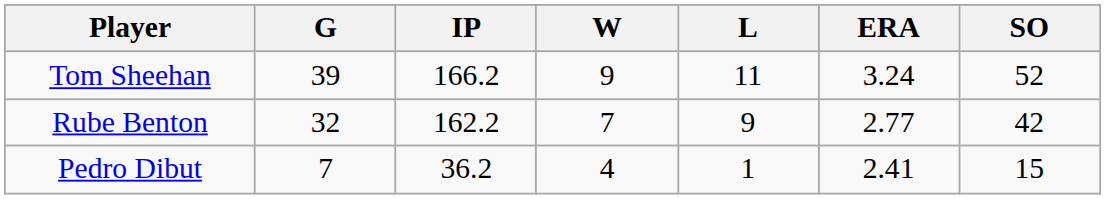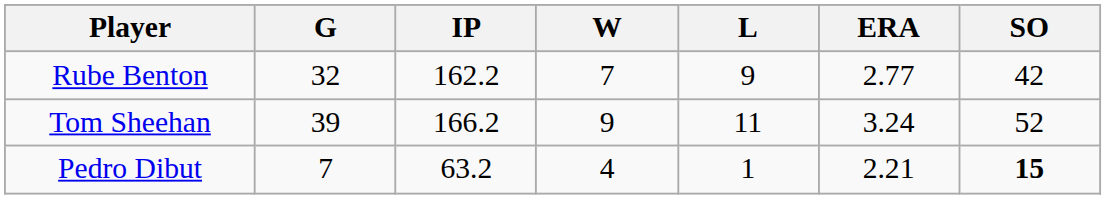rows swapped: (130, 74) <-> (130, 121)
(466, 168) 36.2 -> (466, 168) 63.2
(889, 168) 2.41 -> (889, 168) 2.21
(1029, 168) normal -> (1029, 168) bold
